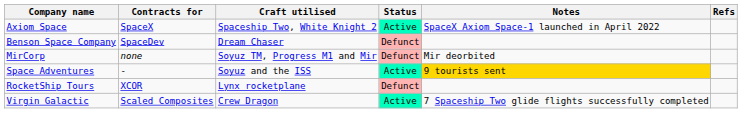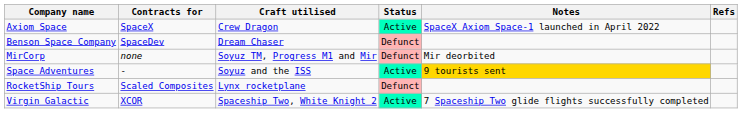(297, 27) Spaceship Two, White Knight 2 -> (248, 27) Crew Dragon
(131, 86) XCOR -> (167, 86) Scaled Composites
(167, 101) Scaled Composites -> (131, 101) XCOR
(248, 101) Crew Dragon -> (297, 101) Spaceship Two, White Knight 2
